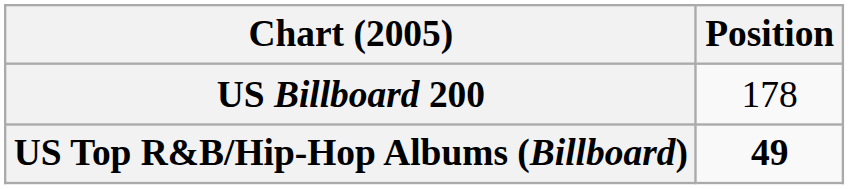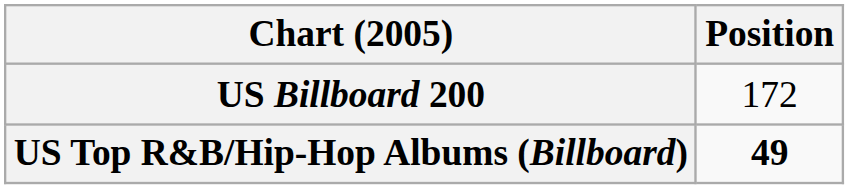(770, 93) 178 -> (770, 93) 172
